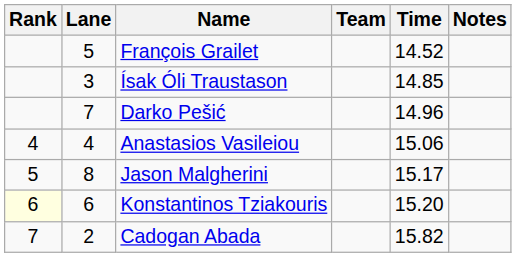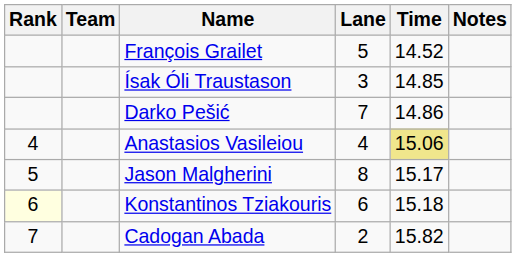columns swapped: (89, 19) <-> (361, 19)
(419, 112) 14.96 -> (419, 112) 14.86
(419, 143) no background -> (419, 143) khaki background
(419, 205) 15.20 -> (419, 205) 15.18
